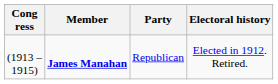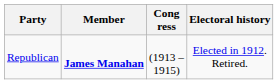columns swapped: (24, 19) <-> (158, 19)
